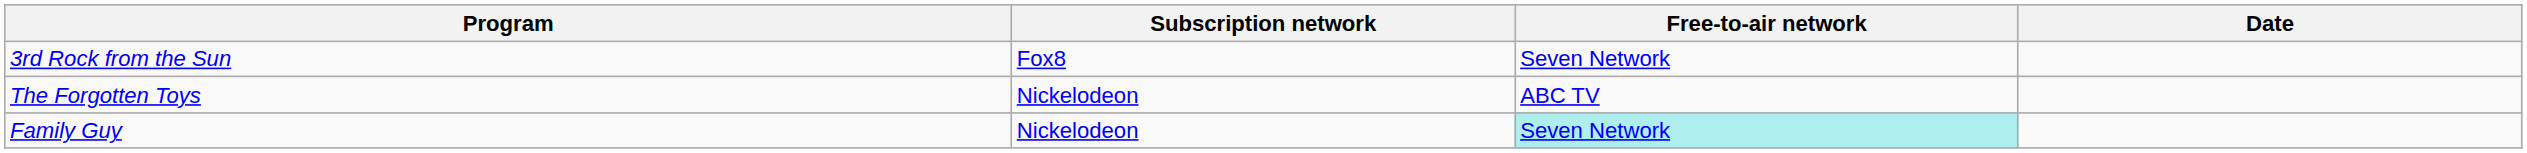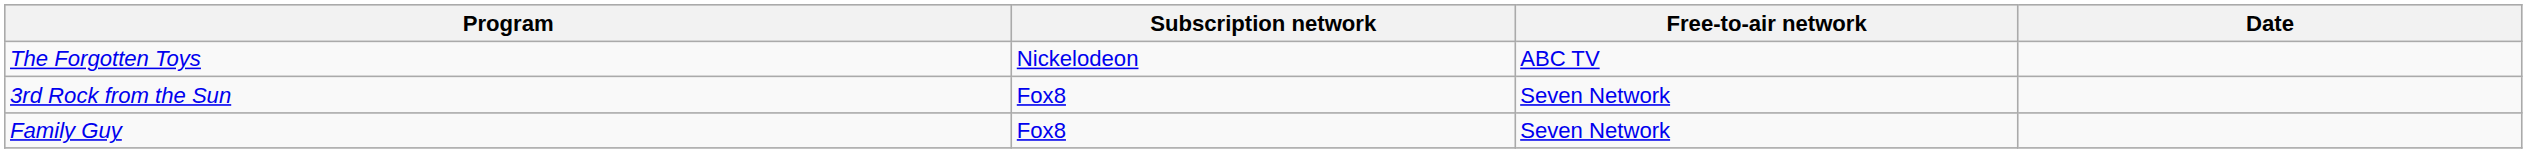rows swapped: (105, 94) <-> (121, 59)
(1078, 130) Nickelodeon -> (1041, 130) Fox8
(1595, 130) paleturquoise background -> (1595, 130) no background
